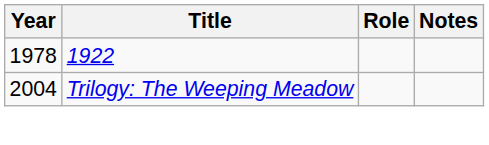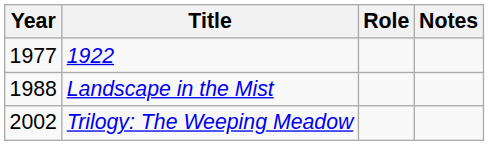(33, 55) 1978 -> (33, 55) 1977
+ row: (170, 88)
(33, 88) 2004 -> (33, 122) 2002
